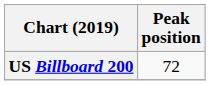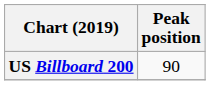(171, 65) 72 -> (171, 65) 90
